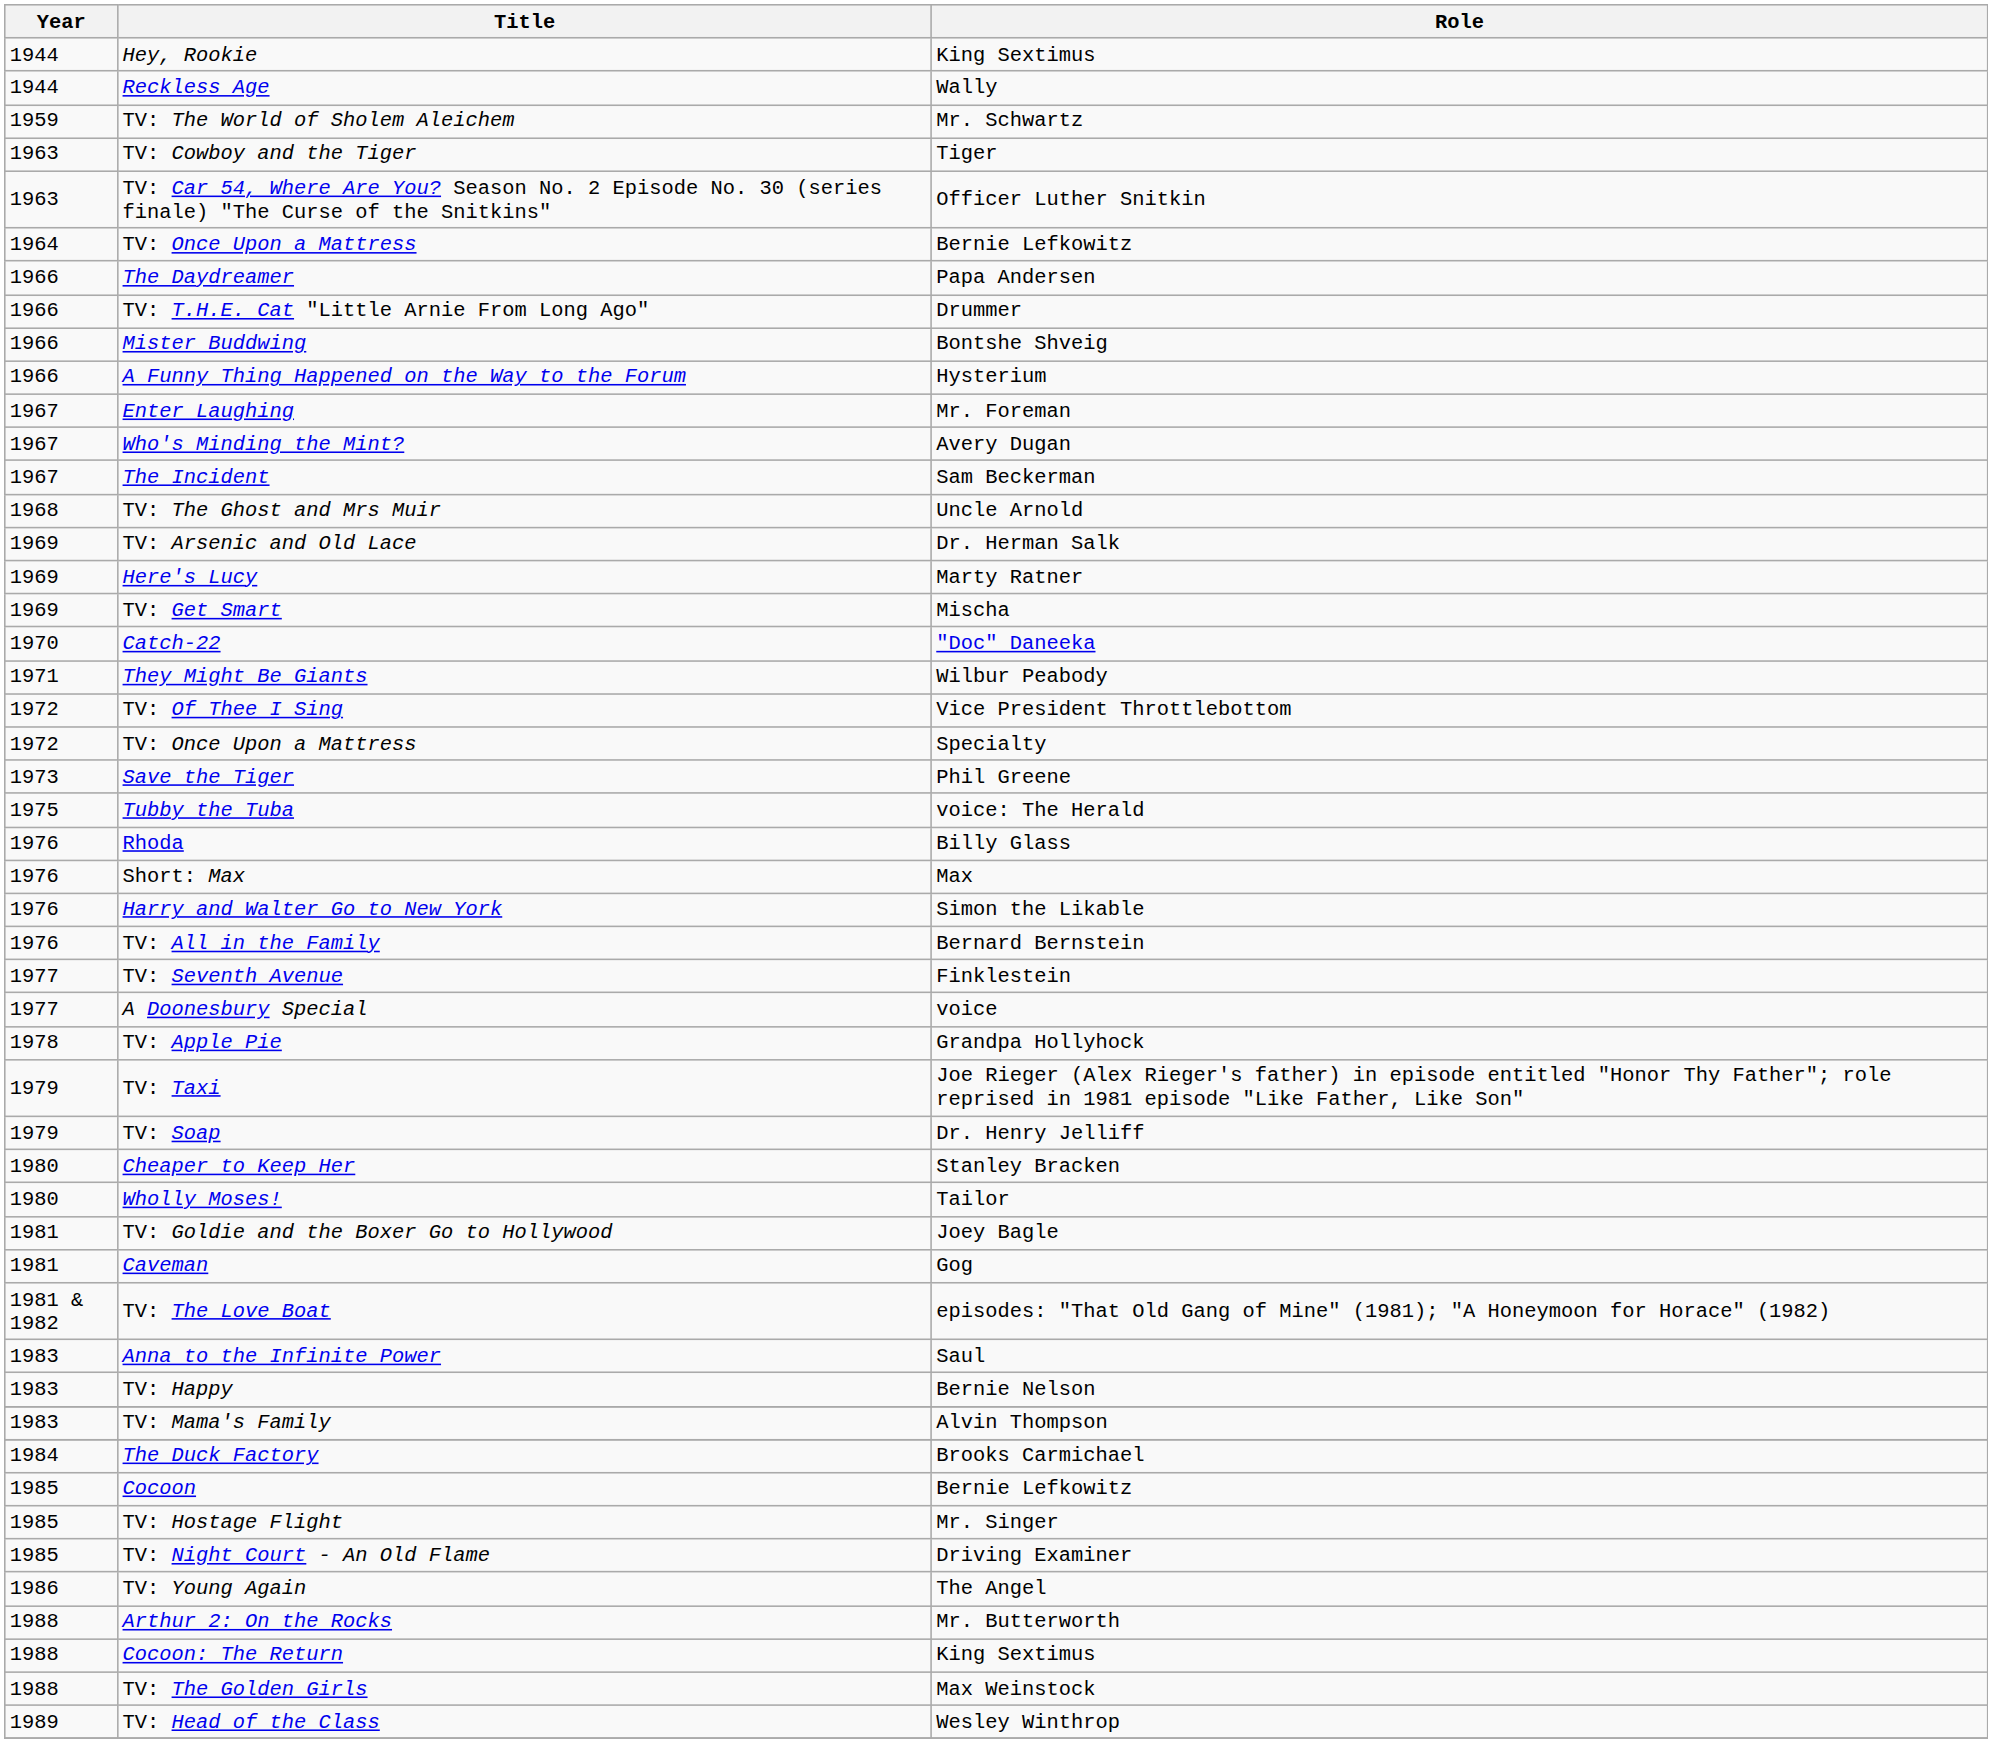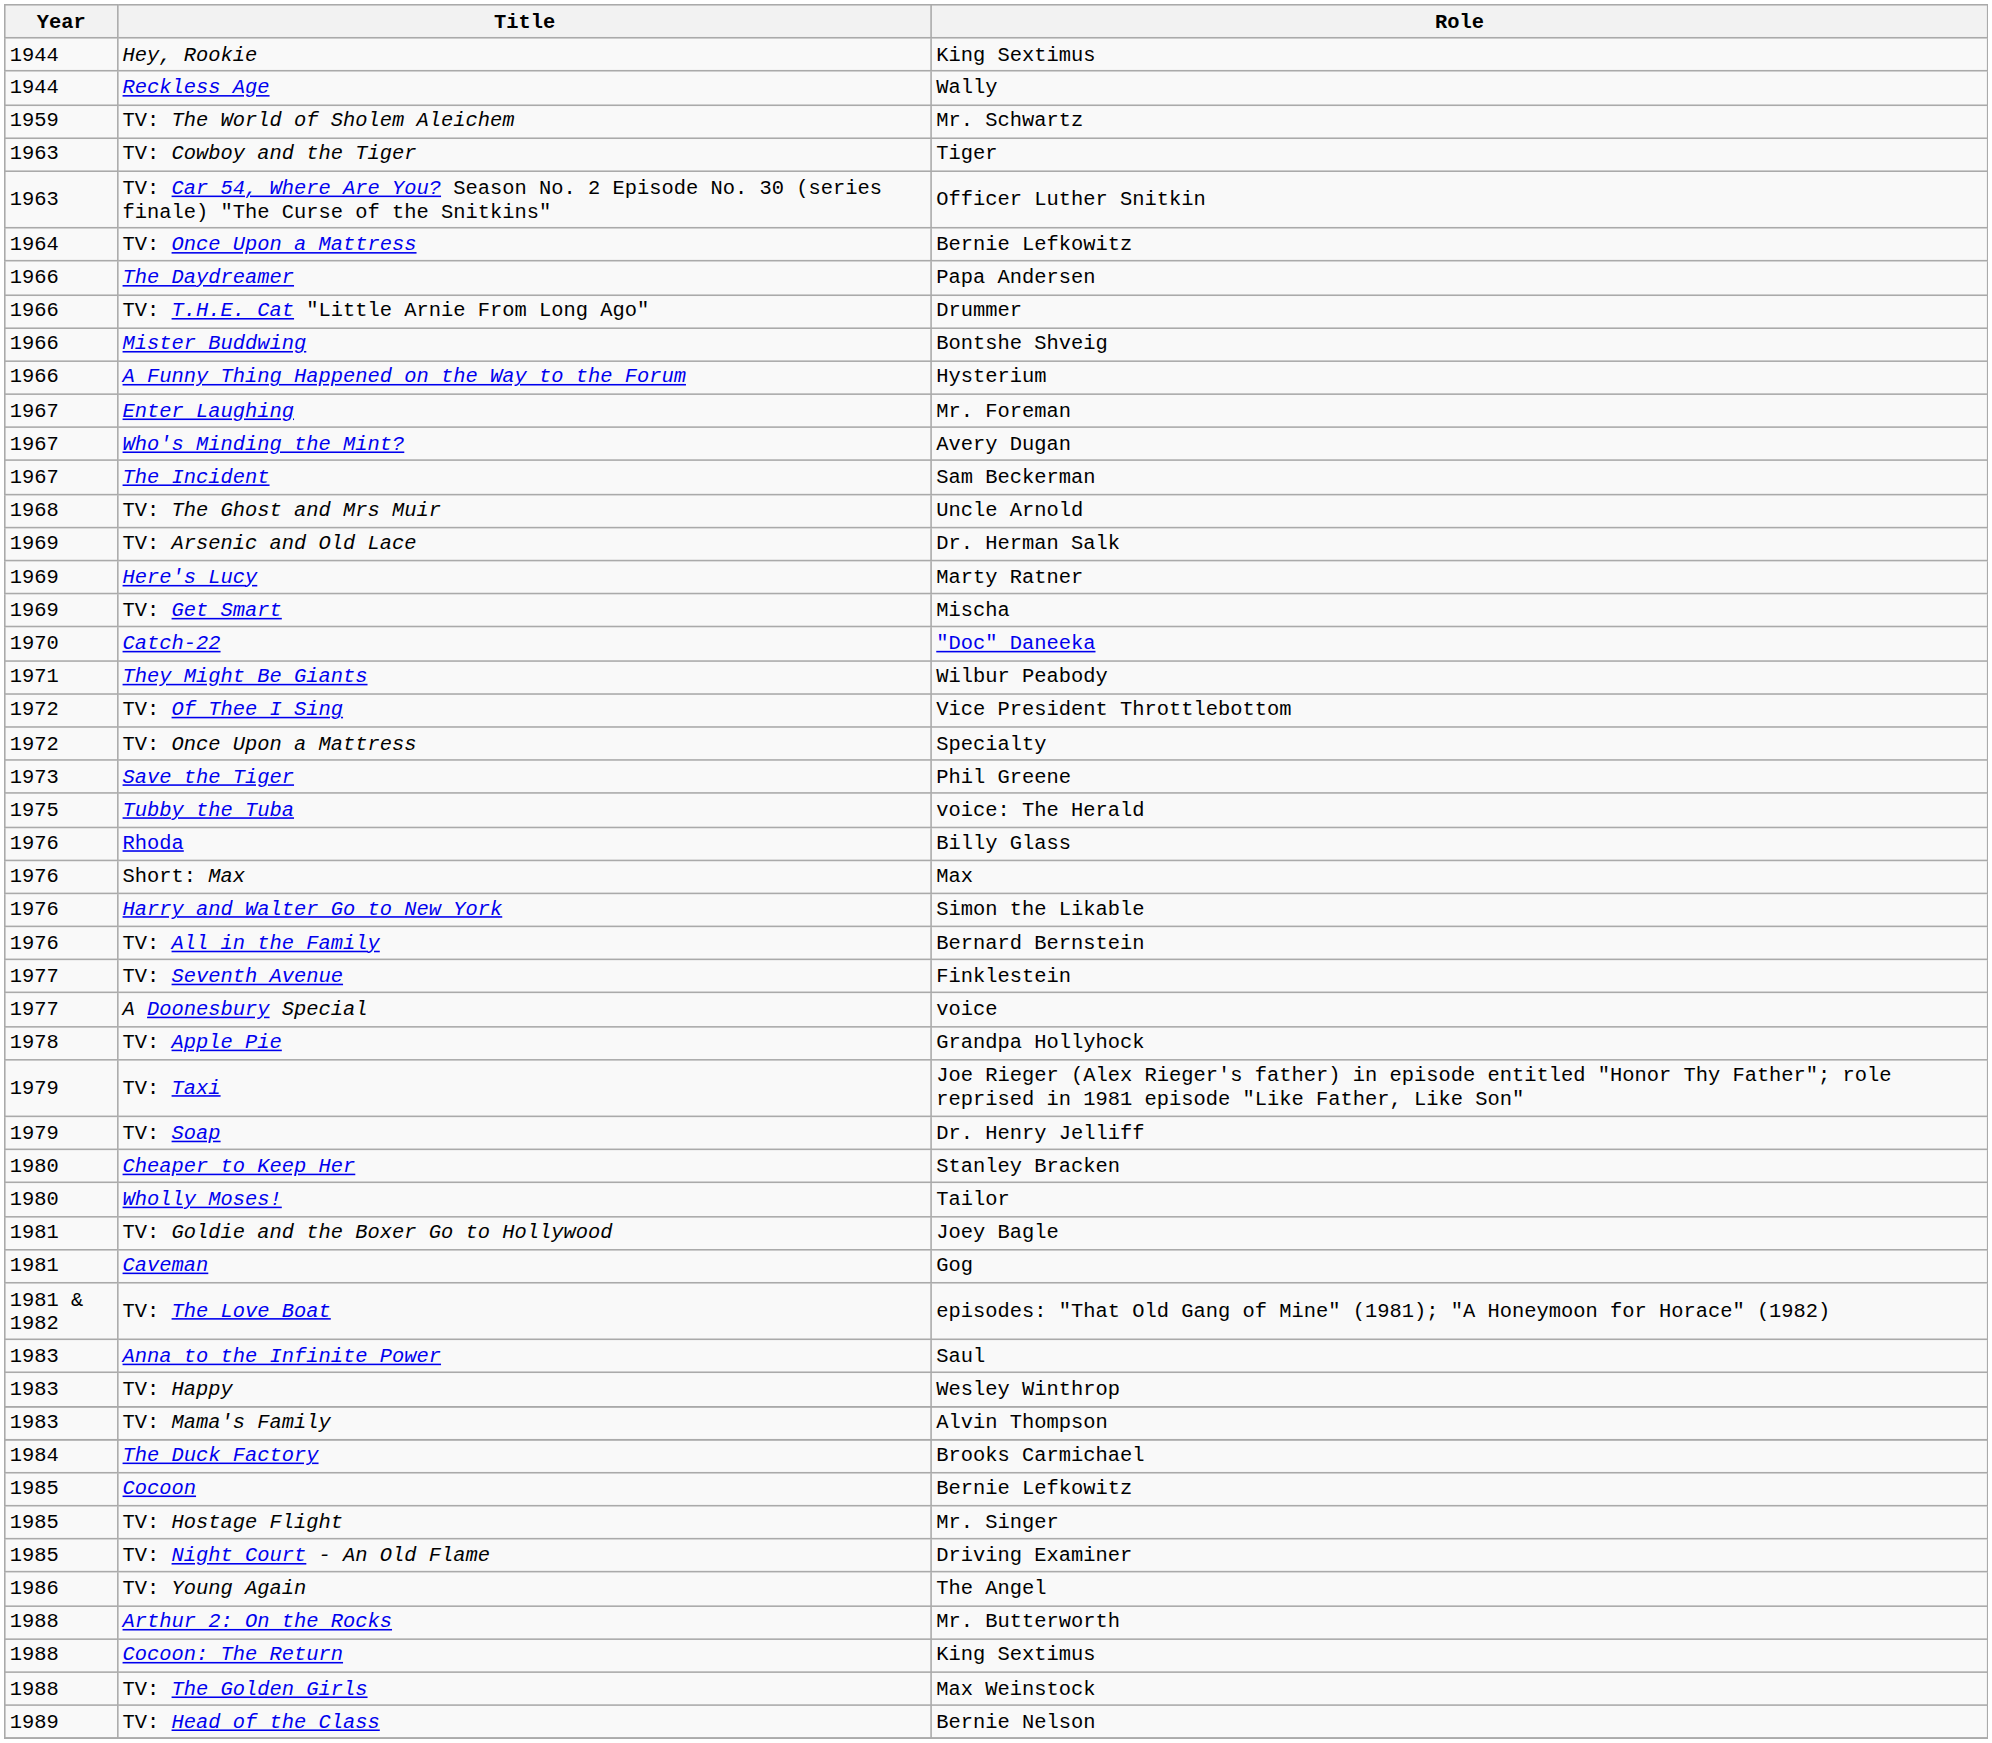(1016, 1389) Bernie Nelson -> (1028, 1389) Wesley Winthrop
(1028, 1722) Wesley Winthrop -> (1016, 1722) Bernie Nelson
